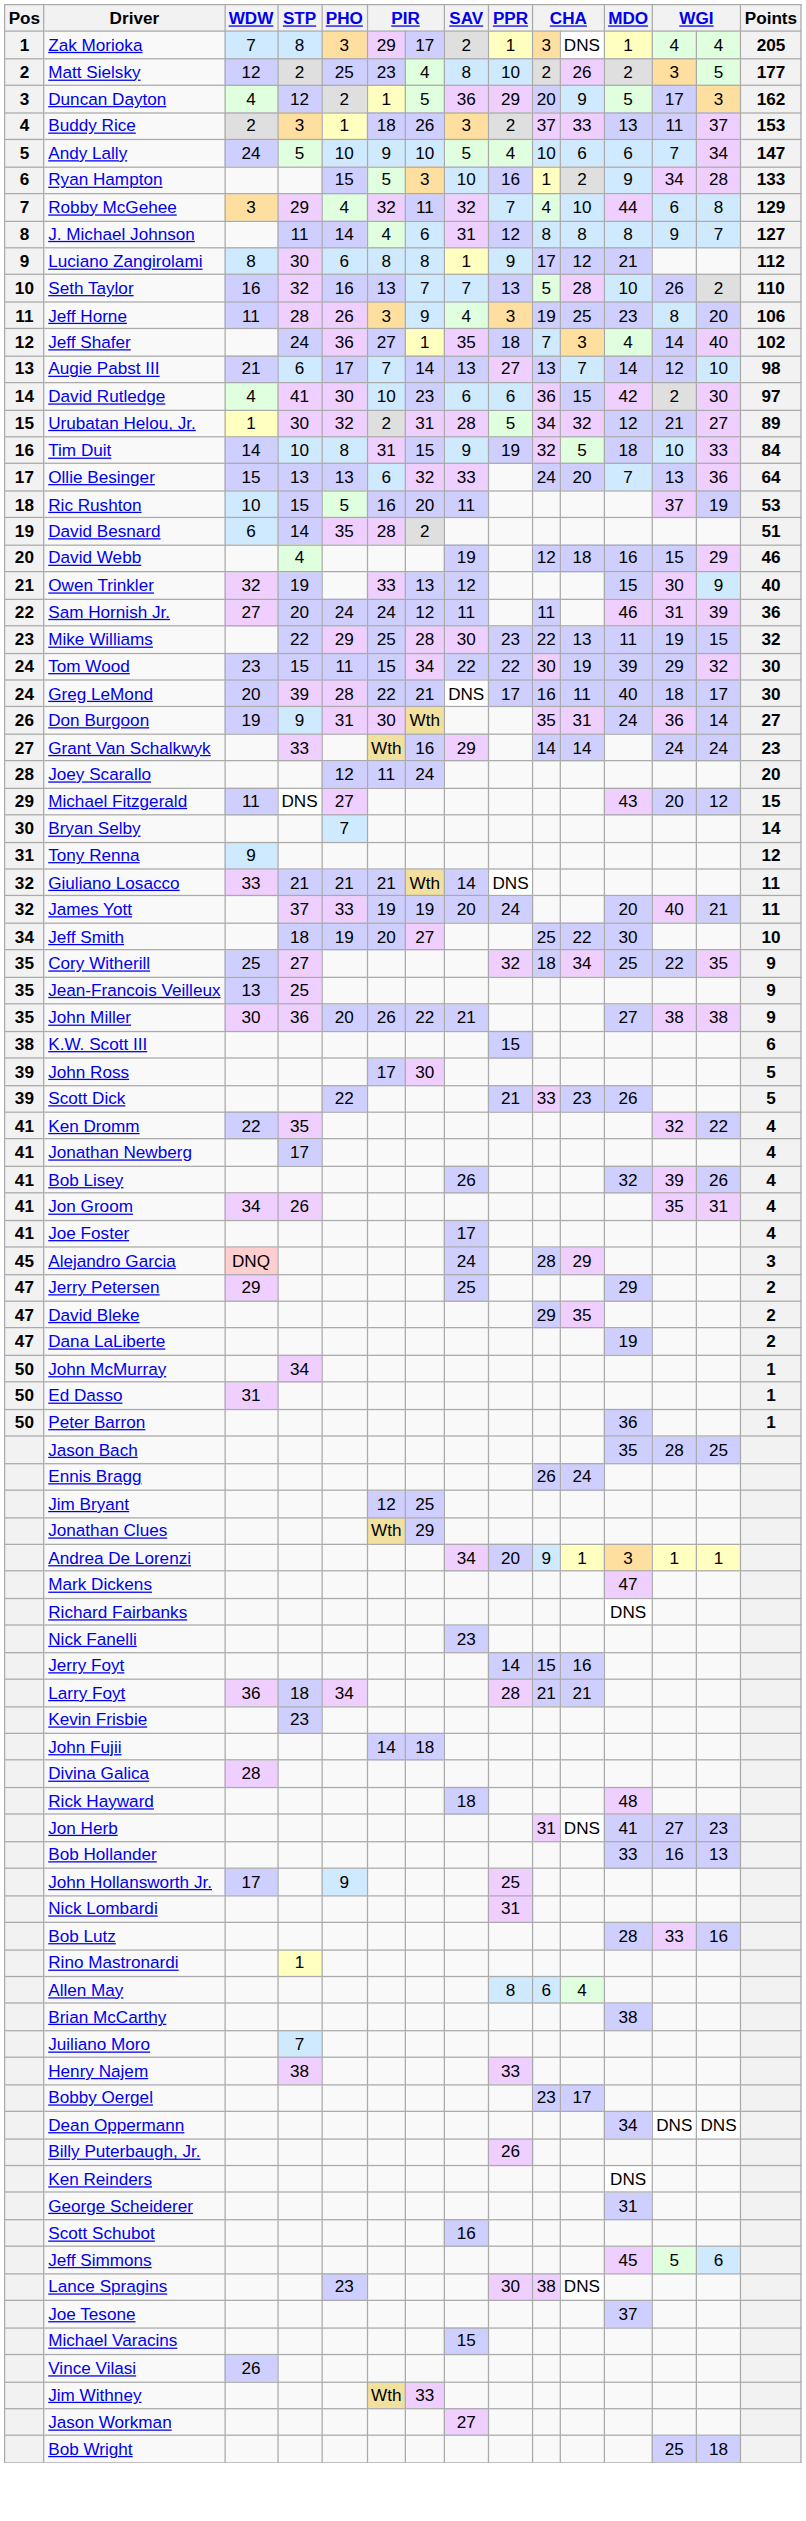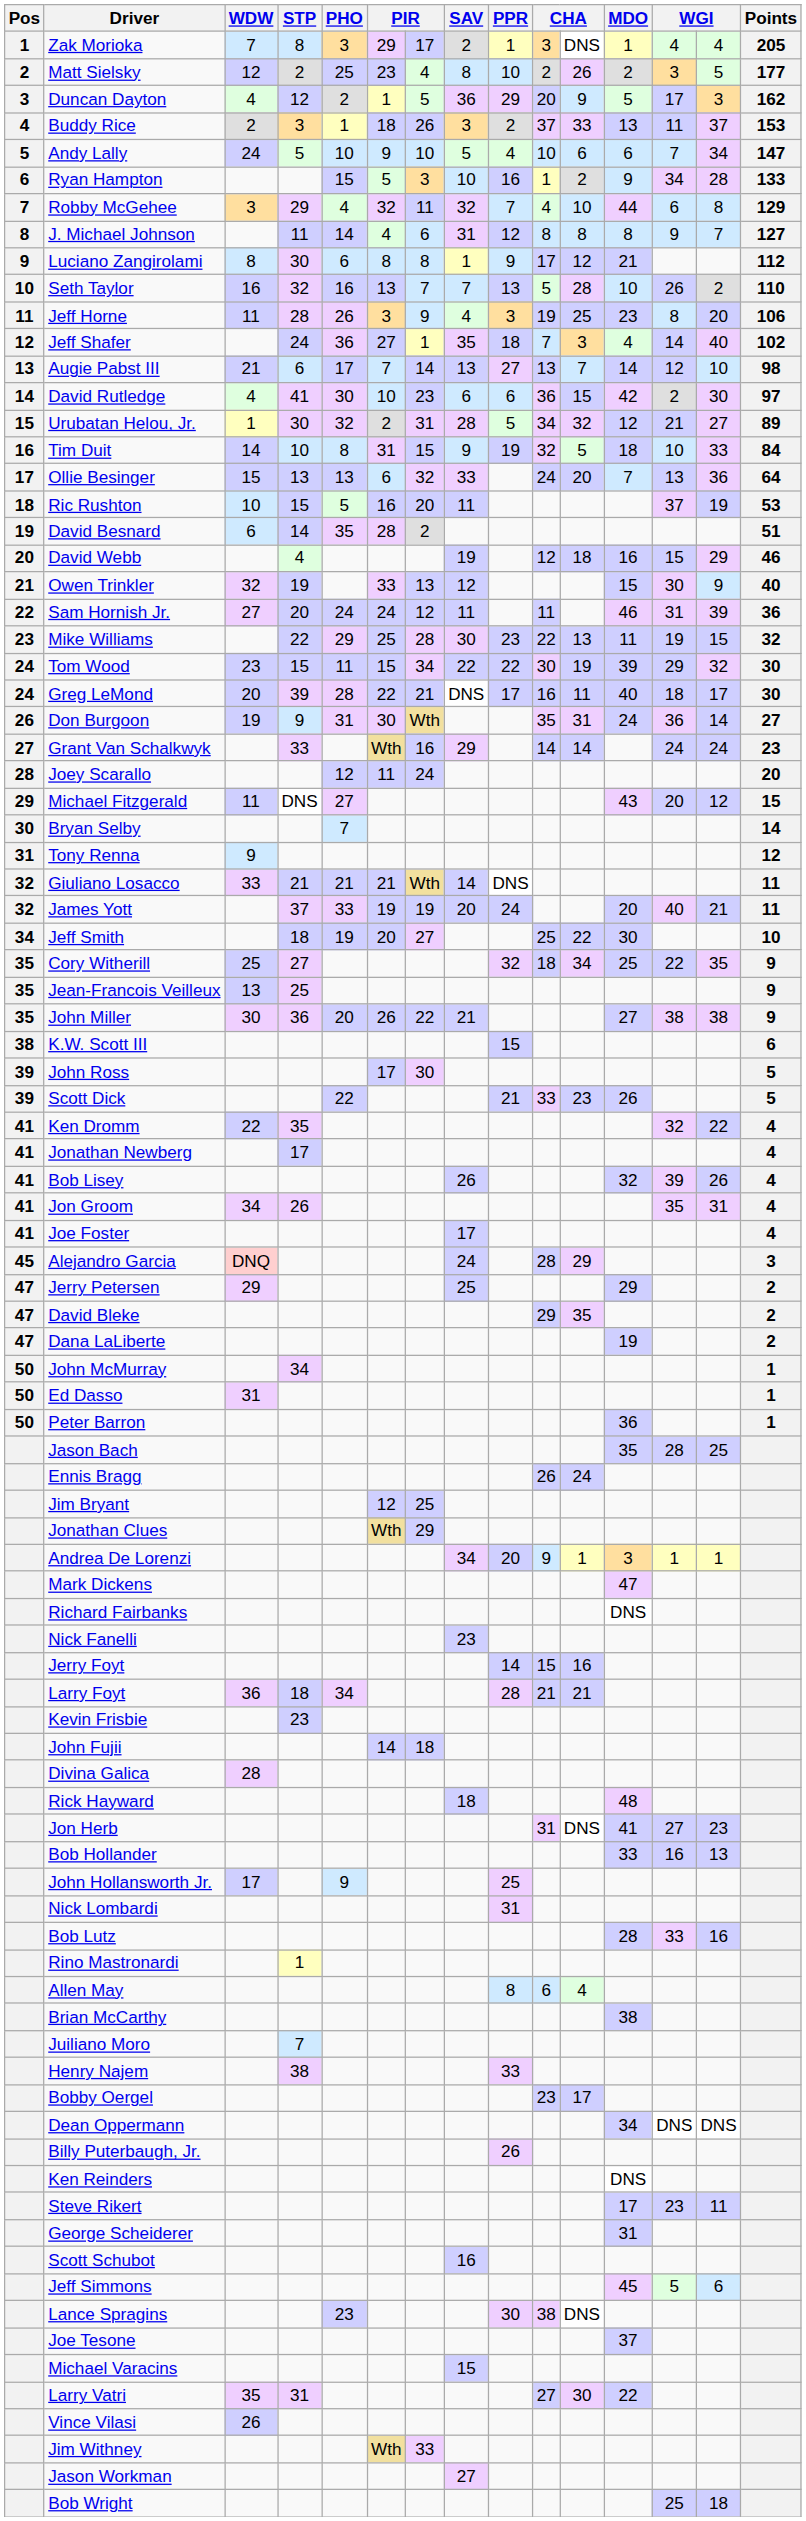+ row: (95, 2206)
+ row: (87, 2395)
